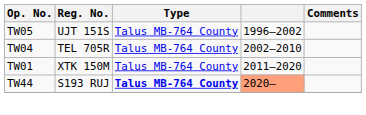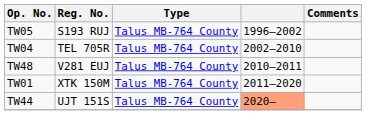(84, 31) UJT 151S -> (84, 31) S193 RUJ
+ row: (20, 66)
(84, 84) S193 RUJ -> (84, 101) UJT 151S
(176, 84) bold -> (176, 101) normal
